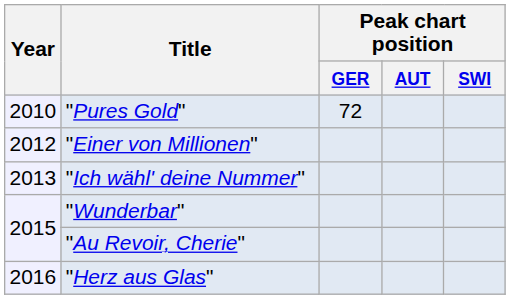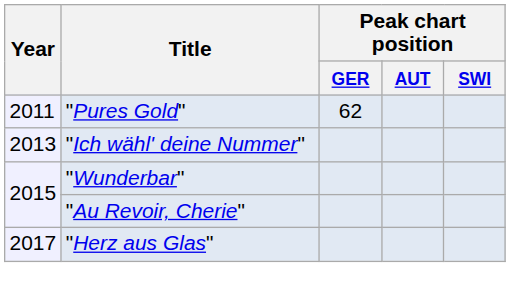(33, 111) 2010 -> (32, 111) 2011
(351, 111) 72 -> (351, 111) 62
- row: (162, 144)
(33, 277) 2016 -> (33, 244) 2017
